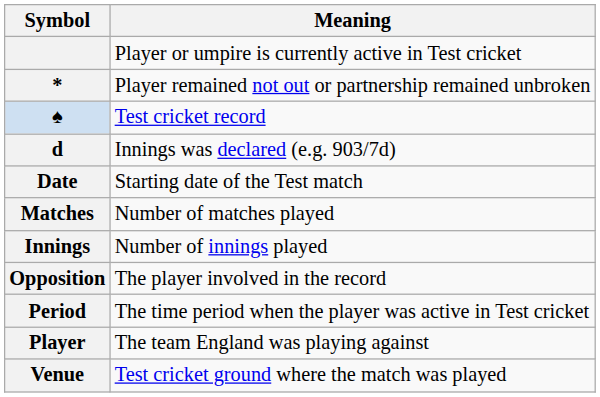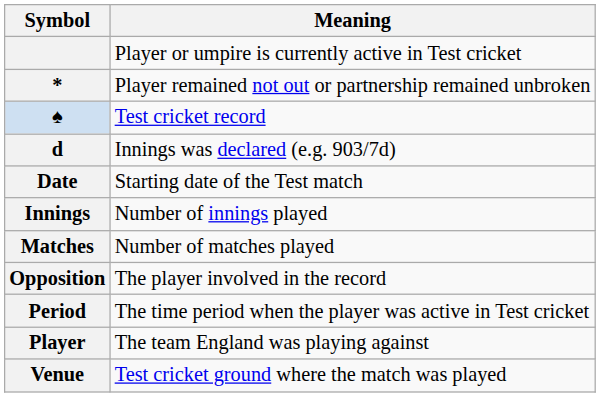rows swapped: (57, 246) <-> (57, 213)
